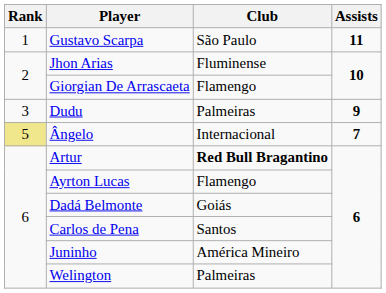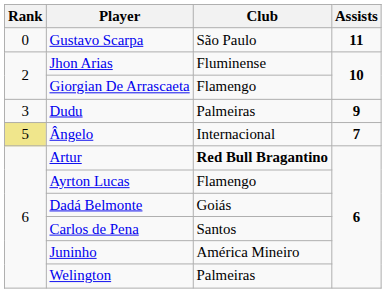(25, 39) 1 -> (25, 39) 0
